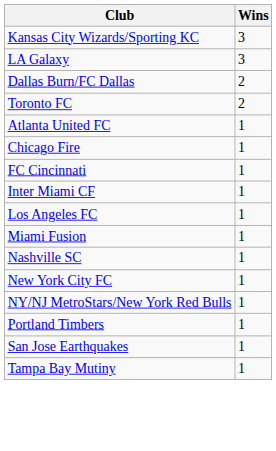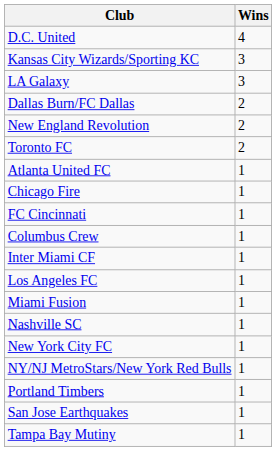+ row: (41, 37)
+ row: (78, 125)
+ row: (53, 236)
